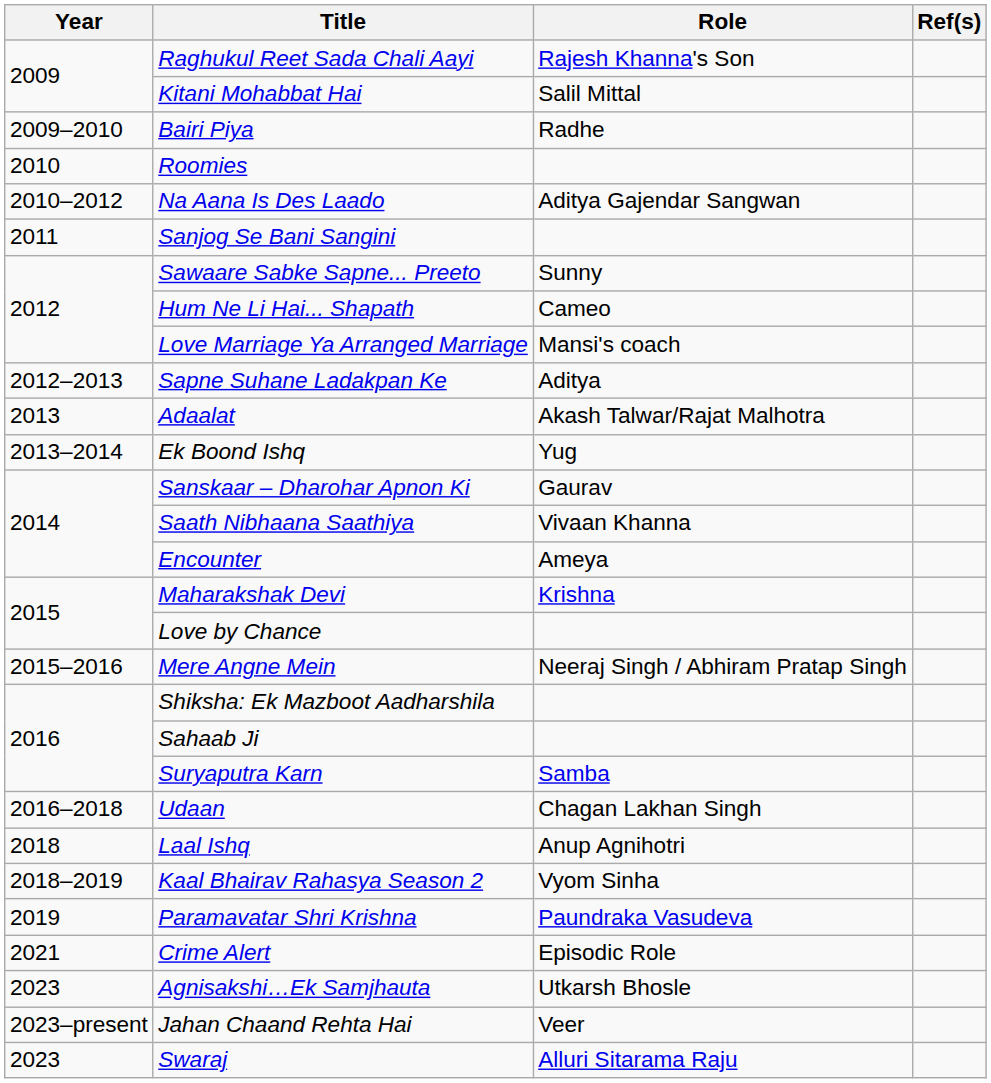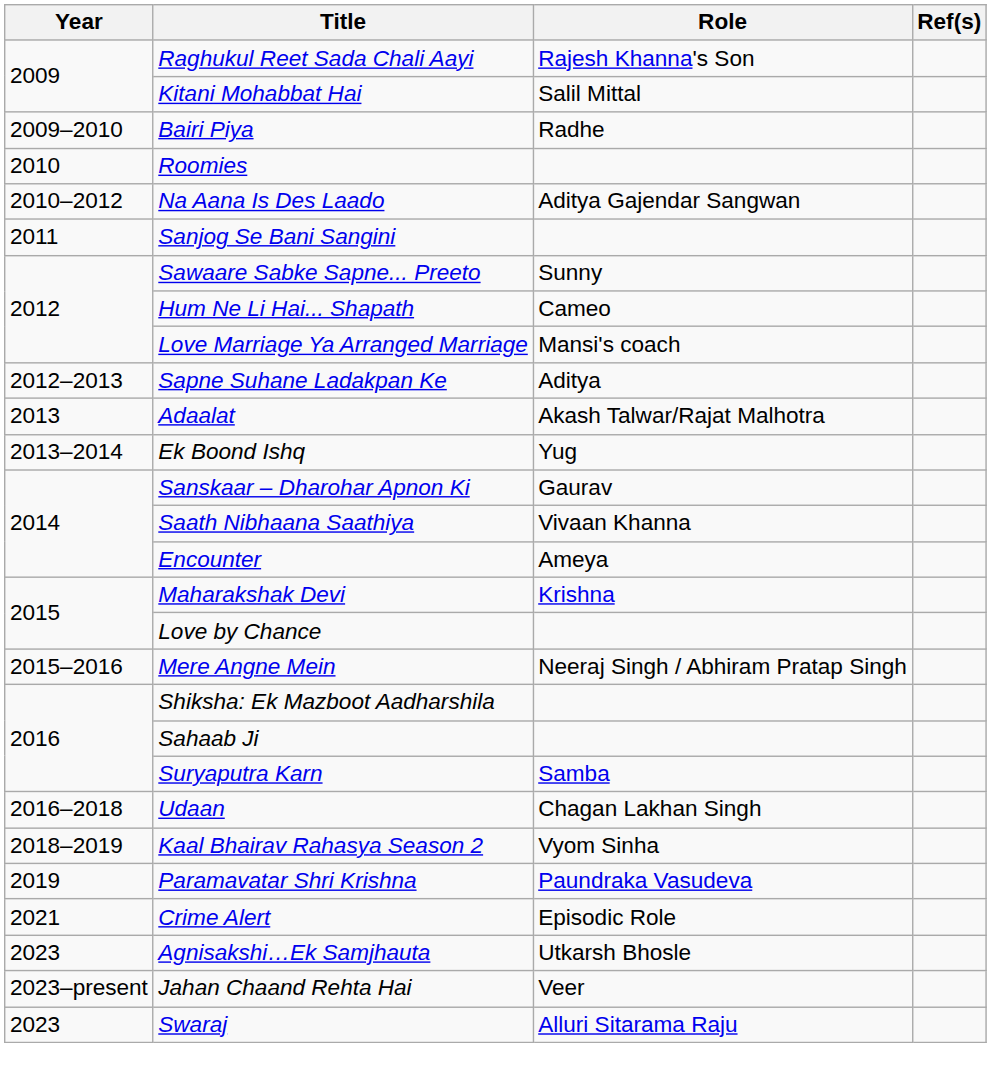- row: (204, 845)
